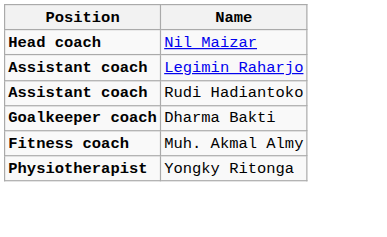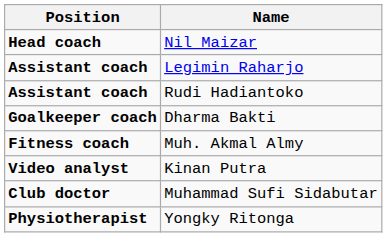+ row: (215, 168)
+ row: (271, 194)
